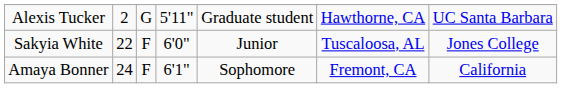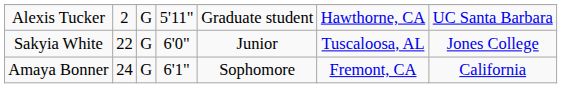(146, 43) F -> (146, 43) G
(146, 69) F -> (146, 69) G
